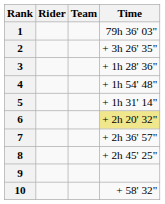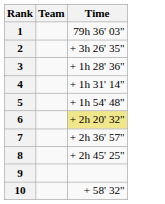- column: (52, 13)
(130, 84) + 1h 54' 48" -> (97, 84) + 1h 31' 14"
(130, 102) + 1h 31' 14" -> (97, 102) + 1h 54' 48"
